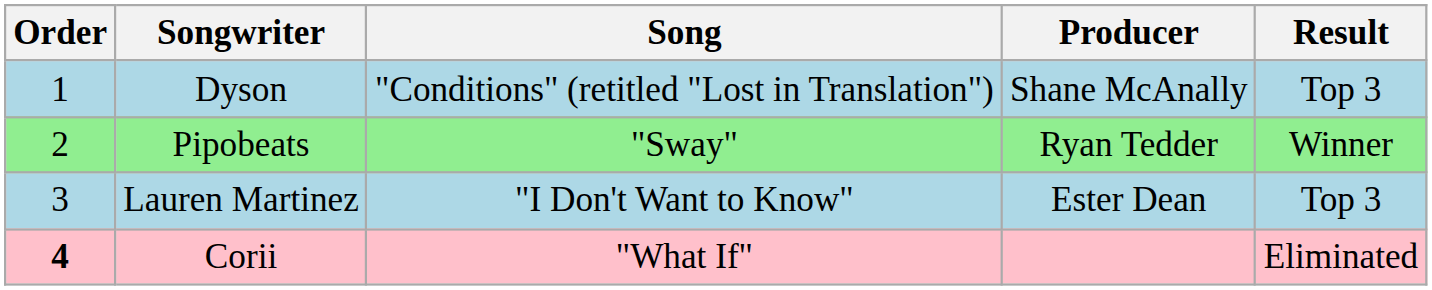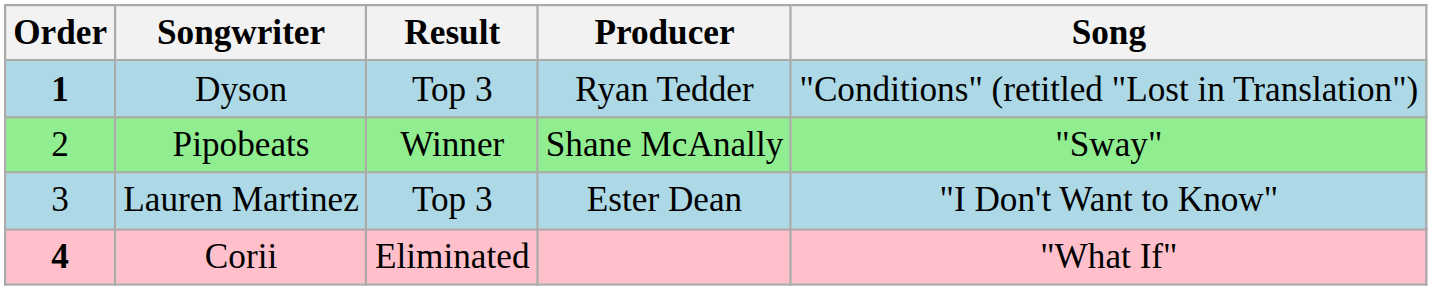columns swapped: (684, 32) <-> (1341, 32)
(60, 88) normal -> (60, 88) bold
(1129, 88) Shane McAnally -> (664, 88) Ryan Tedder
(1129, 144) Ryan Tedder -> (664, 144) Shane McAnally
